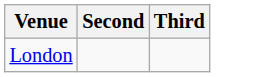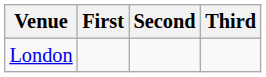+ column: (103, 21)
